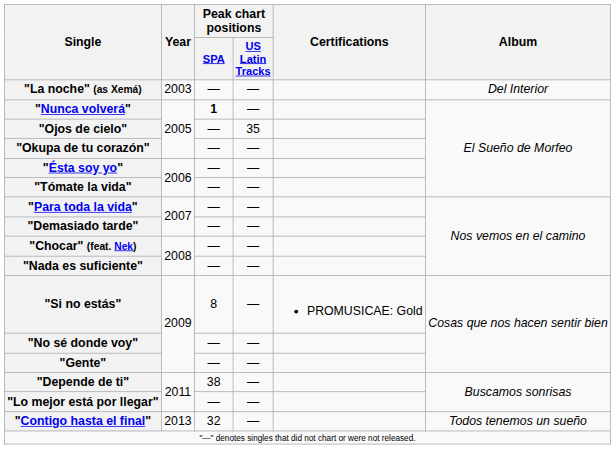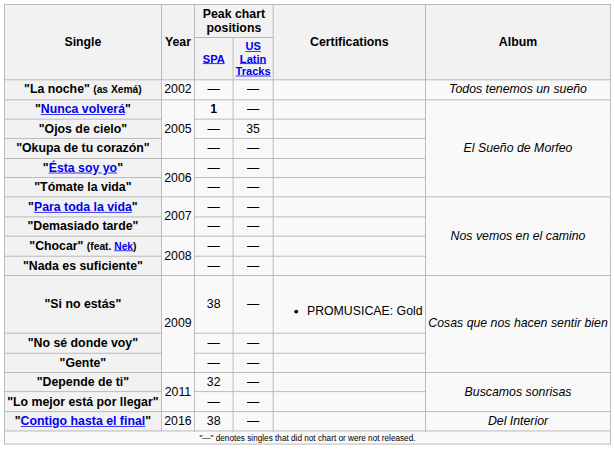(178, 89) 2003 -> (178, 89) 2002
(518, 89) Del Interior -> (518, 89) Todos tenemos un sueño
(214, 304) 8 -> (214, 304) 38
(214, 382) 38 -> (214, 382) 32
(178, 421) 2013 -> (178, 421) 2016
(214, 421) 32 -> (214, 421) 38
(518, 421) Todos tenemos un sueño -> (518, 421) Del Interior
